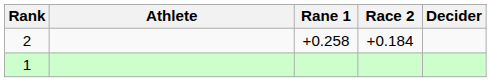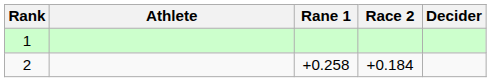rows swapped: (27, 64) <-> (27, 40)
